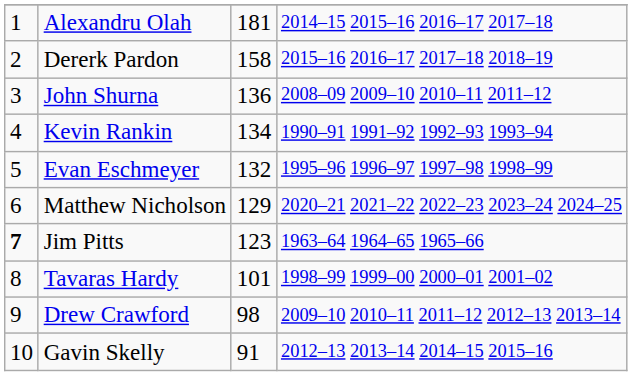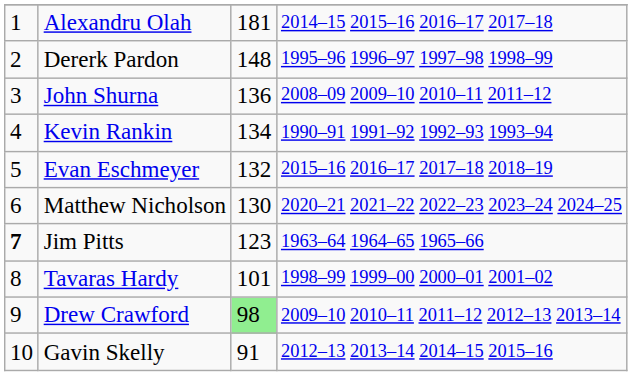(254, 59) 158 -> (254, 59) 148
(417, 59) 2015–16 2016–17 2017–18 2018–19 -> (417, 59) 1995–96 1996–97 1997–98 1998–99
(417, 168) 1995–96 1996–97 1997–98 1998–99 -> (417, 168) 2015–16 2016–17 2017–18 2018–19
(254, 205) 129 -> (254, 205) 130
(248, 315) no background -> (248, 315) lightgreen background
